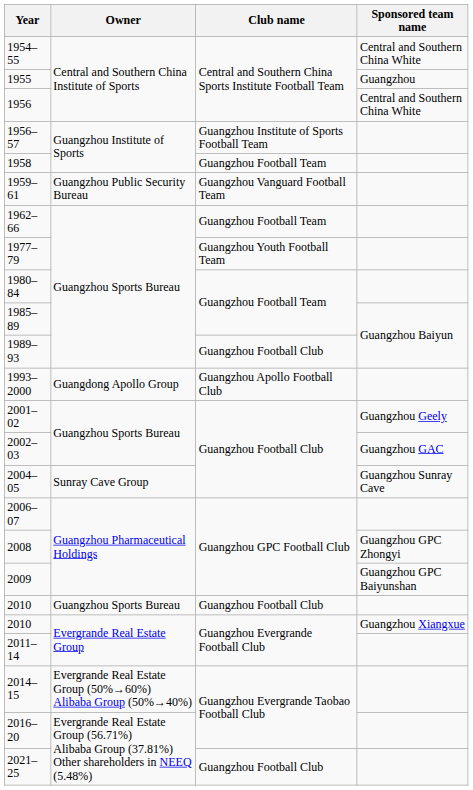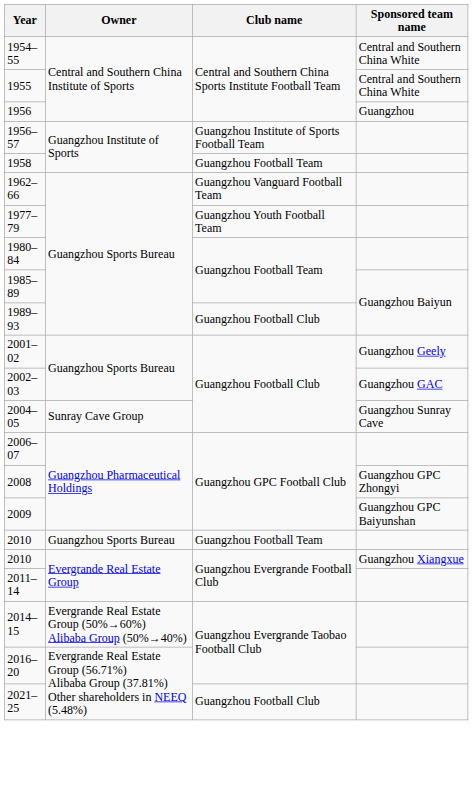(388, 79) Guangzhou -> (410, 85) Central and Southern China White
(411, 104) Central and Southern China White -> (386, 111) Guangzhou
- row: (22, 188)
(262, 221) Guangzhou Football Team -> (269, 188) Guangzhou Vanguard Football Team
- row: (22, 384)
(261, 605) Guangzhou Football Club -> (259, 540) Guangzhou Football Team
